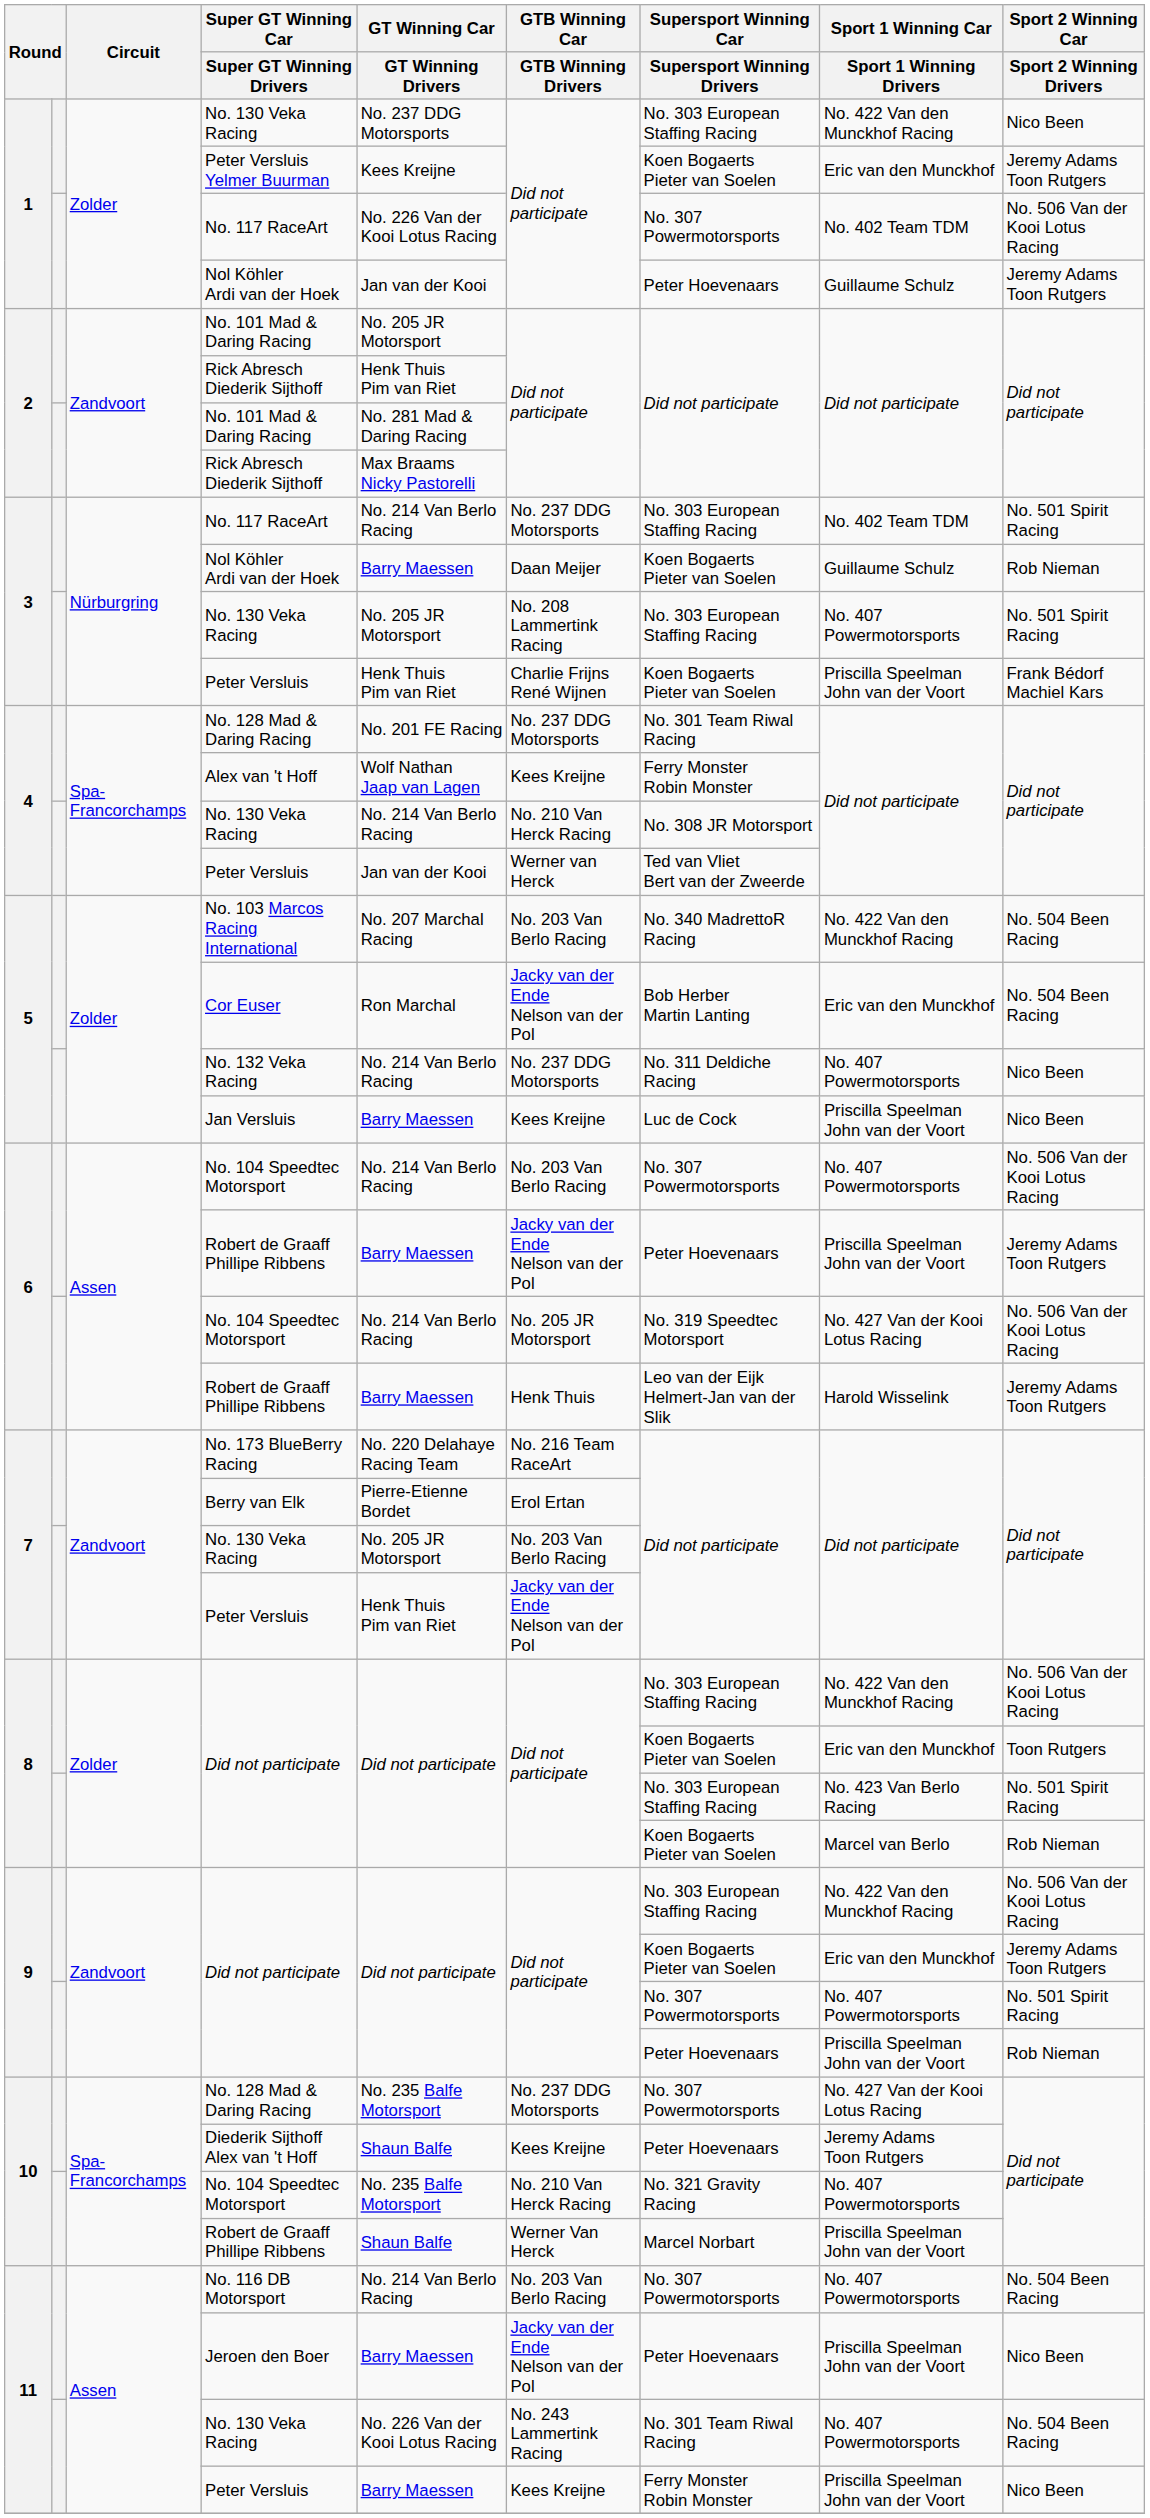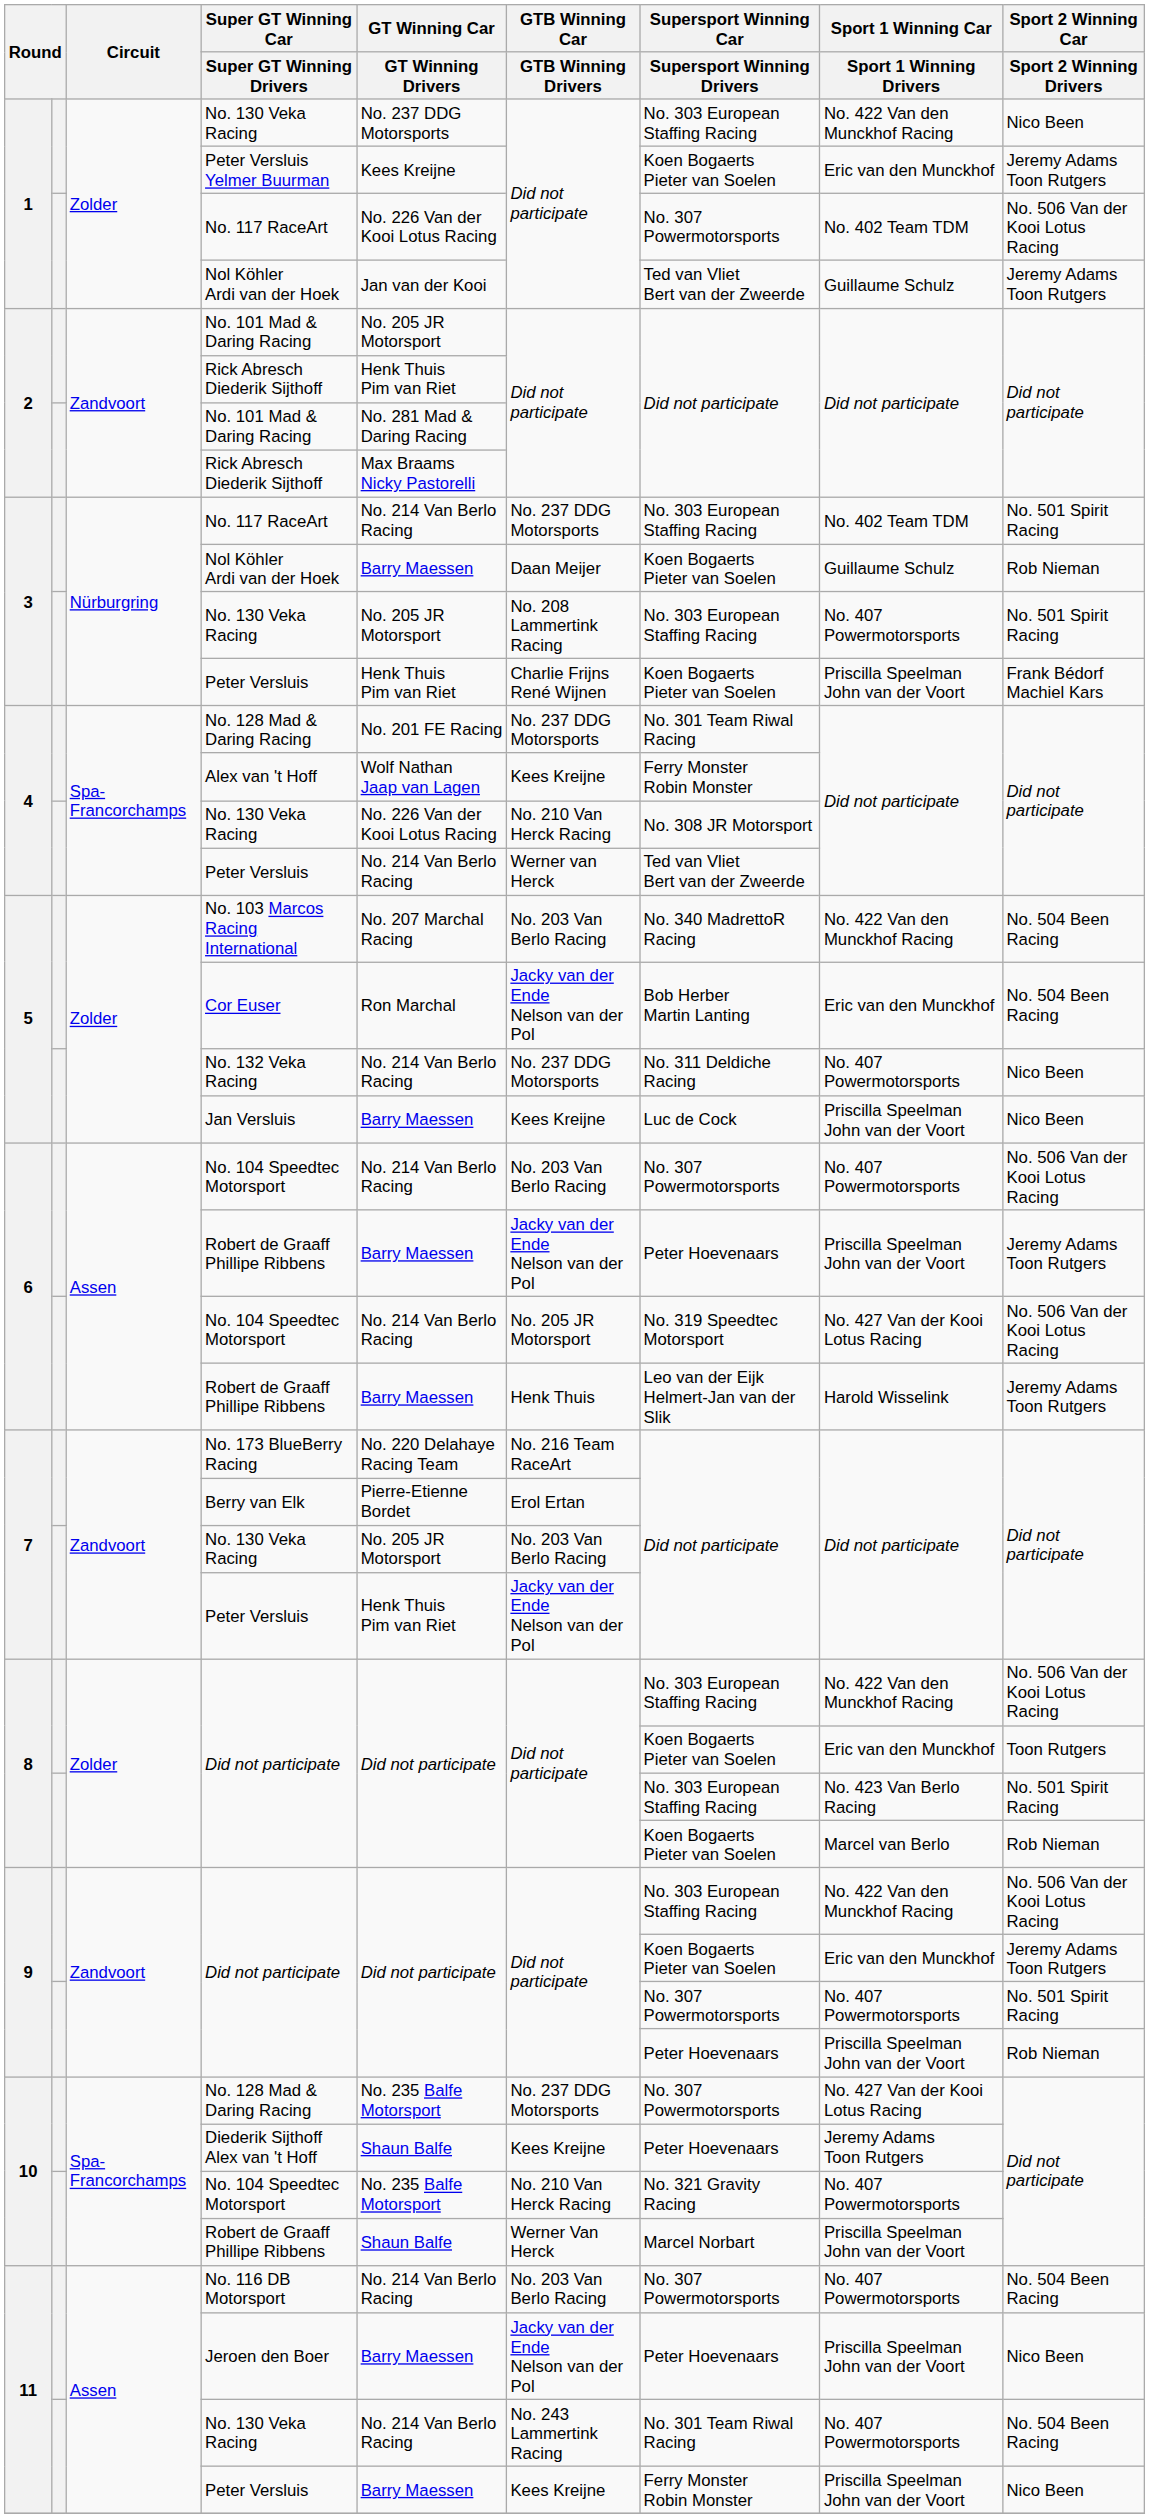(711, 284) Peter Hoevenaars -> (724, 284) Ted van Vliet Bert van der Zweerde
(429, 824) No. 214 Van Berlo Racing -> (429, 824) No. 226 Van der Kooi Lotus Racing
(424, 871) Jan van der Kooi -> (429, 871) No. 214 Van Berlo Racing
(429, 2433) No. 226 Van der Kooi Lotus Racing -> (429, 2433) No. 214 Van Berlo Racing
